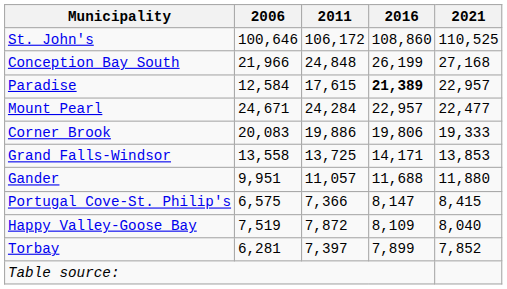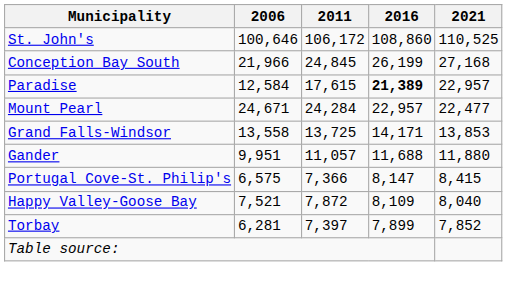(331, 63) 24,848 -> (331, 63) 24,845
- row: (59, 133)
(259, 226) 7,519 -> (259, 203) 7,521
